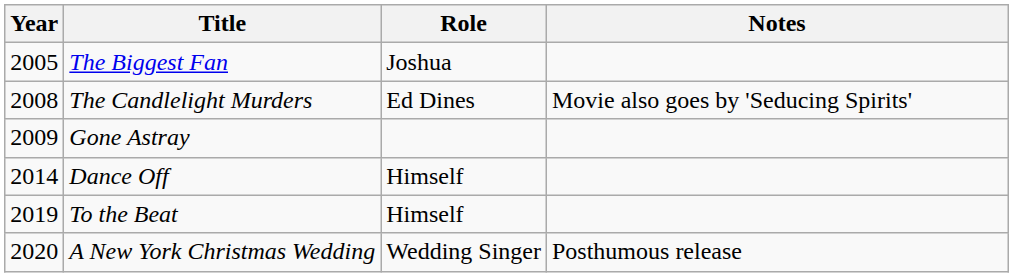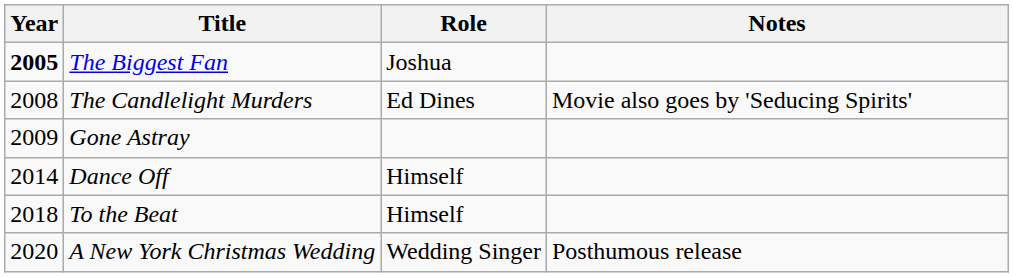(34, 61) normal -> (34, 61) bold
(34, 213) 2019 -> (34, 213) 2018
